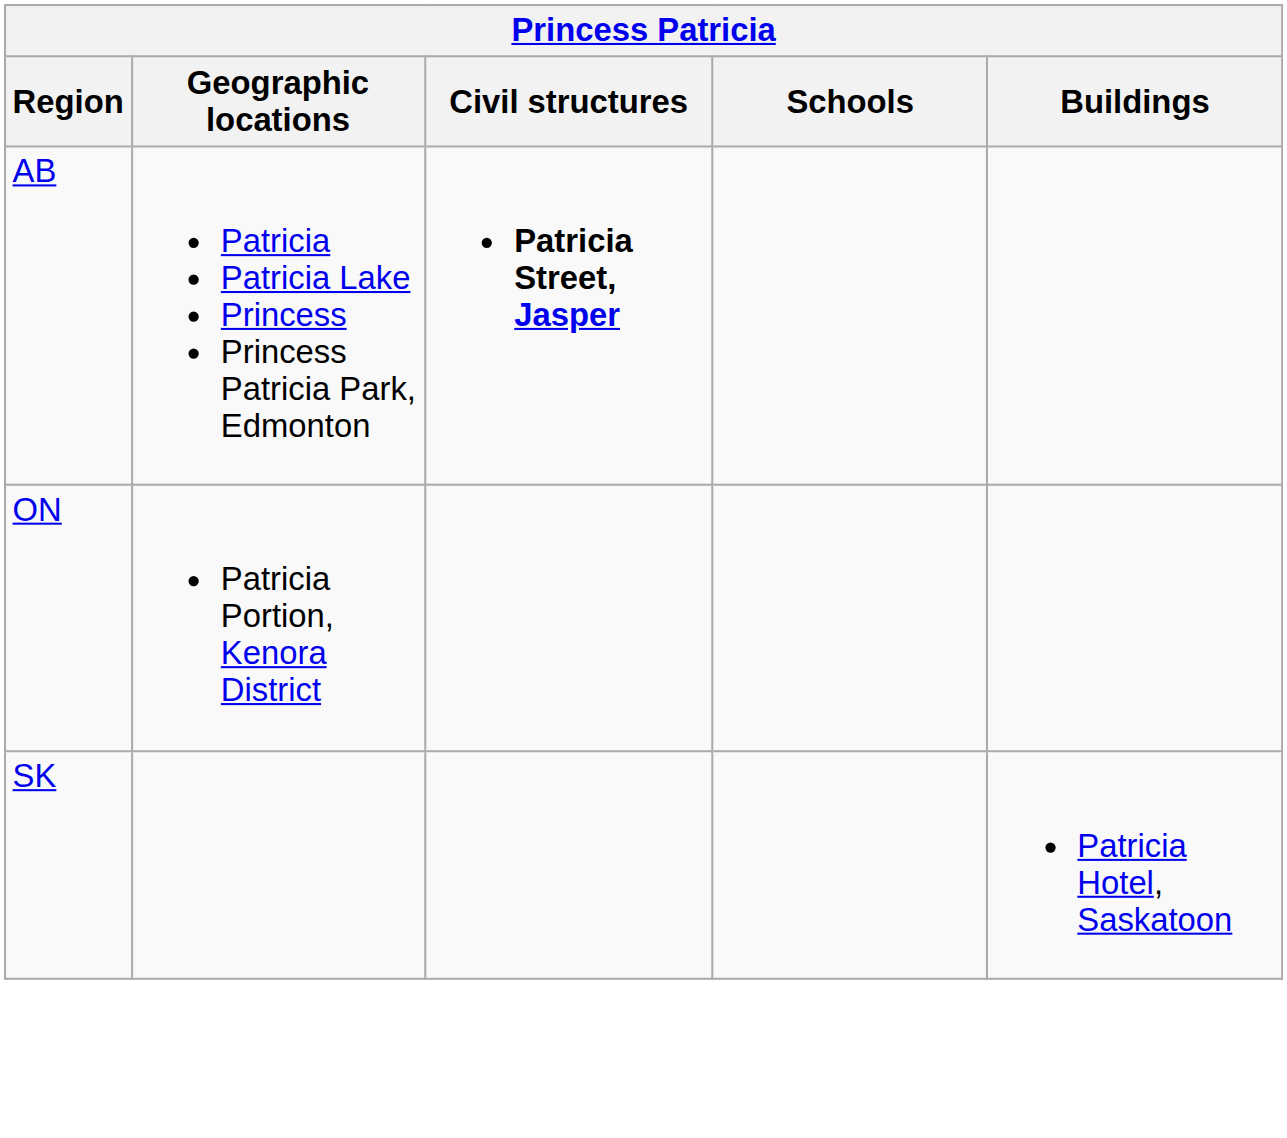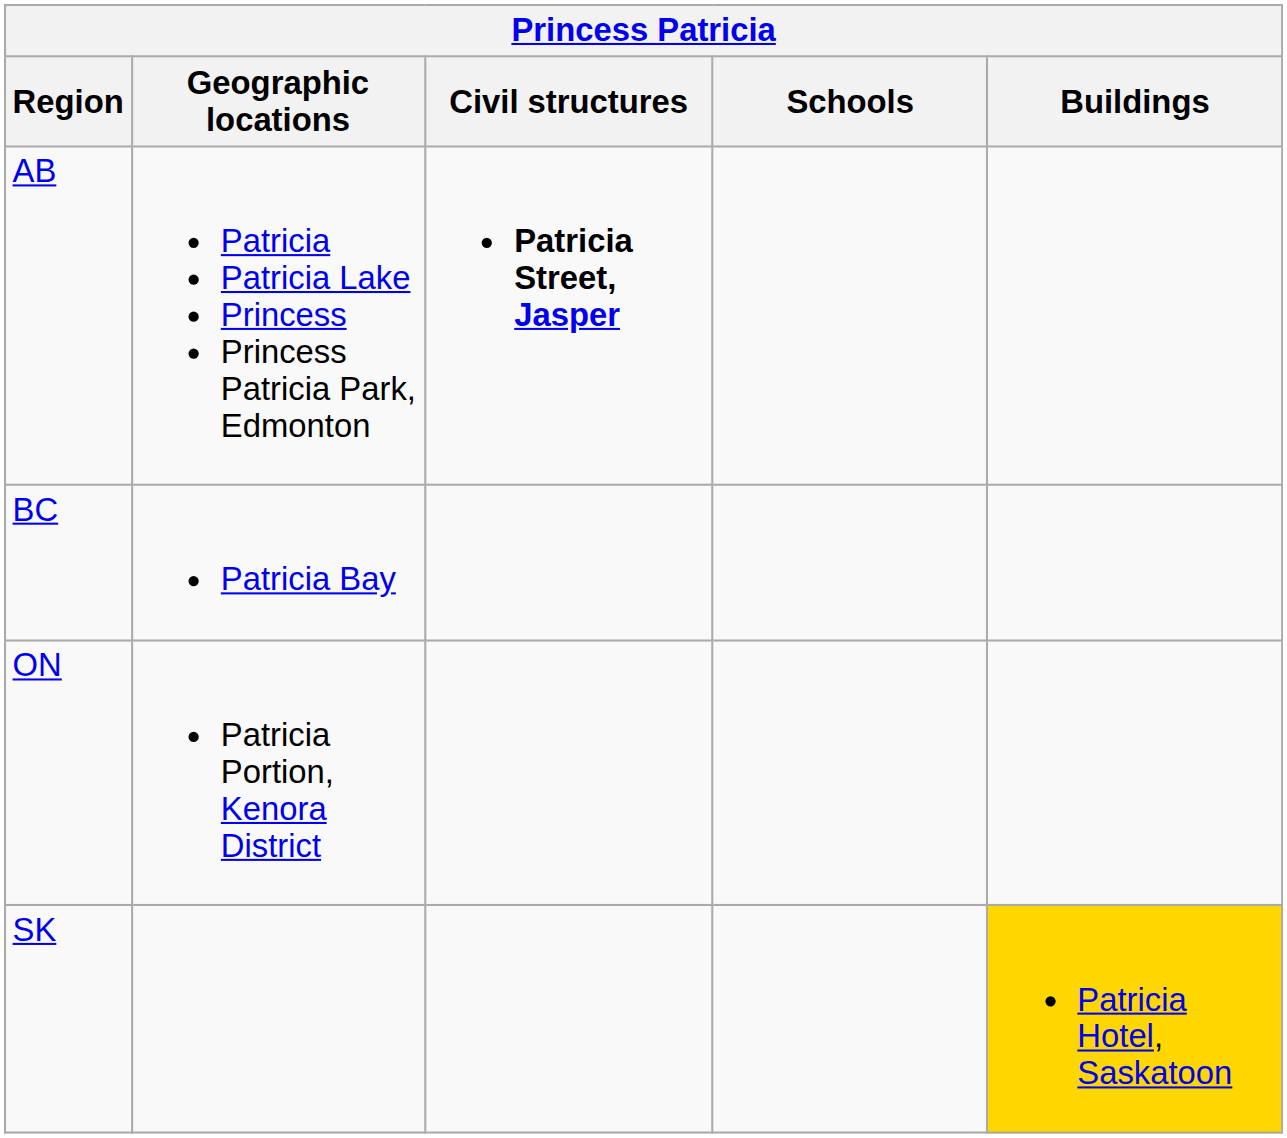+ row: (35, 510)
(1135, 883) no background -> (1135, 1037) gold background
